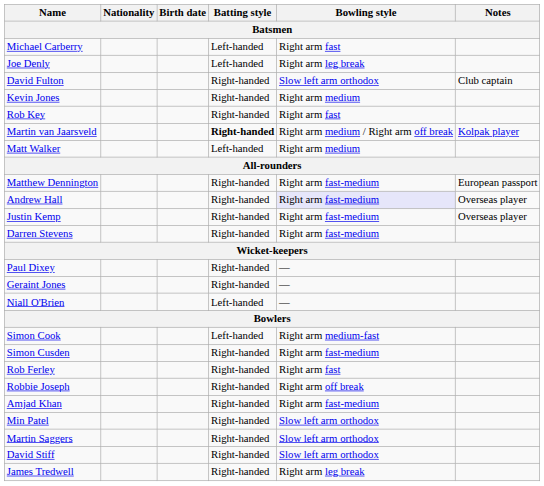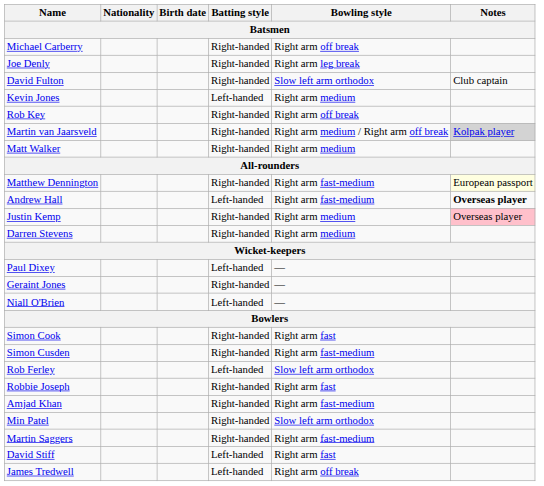(237, 47) Left-handed -> (240, 47) Right-handed
(310, 47) Right arm fast -> (317, 47) Right arm off break
(237, 64) Left-handed -> (240, 64) Right-handed
(240, 98) Right-handed -> (237, 98) Left-handed
(310, 115) Right arm fast -> (317, 115) Right arm off break
(243, 132) bold -> (240, 132) normal
(489, 132) no background -> (484, 132) lightgrey background
(237, 149) Left-handed -> (240, 149) Right-handed
(498, 183) no background -> (493, 183) lightyellow background
(240, 200) Right-handed -> (237, 200) Left-handed
(329, 200) lavender background -> (324, 200) no background
(492, 200) normal -> (490, 200) bold
(329, 217) Right arm fast-medium -> (315, 217) Right arm medium
(492, 217) no background -> (488, 217) pink background
(329, 234) Right arm fast-medium -> (315, 234) Right arm medium
(240, 268) Right-handed -> (237, 268) Left-handed
(237, 336) Left-handed -> (240, 336) Right-handed
(329, 336) Right arm medium-fast -> (305, 336) Right arm fast
(240, 370) Right-handed -> (237, 370) Left-handed
(310, 370) Right arm fast -> (324, 370) Slow left arm orthodox
(321, 387) Right arm off break -> (305, 387) Right arm fast
(329, 438) Slow left arm orthodox -> (324, 438) Right arm fast-medium
(240, 455) Right-handed -> (237, 455) Left-handed
(329, 455) Slow left arm orthodox -> (305, 455) Right arm fast
(240, 472) Right-handed -> (237, 472) Left-handed
(322, 472) Right arm leg break -> (317, 472) Right arm off break
